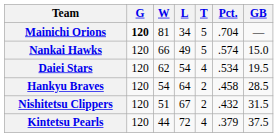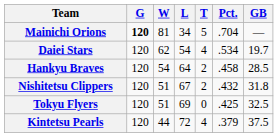- row: (66, 50)
(258, 68) 19.5 -> (258, 50) 19.7
(258, 104) 31.5 -> (258, 86) 31.8
+ row: (66, 104)
